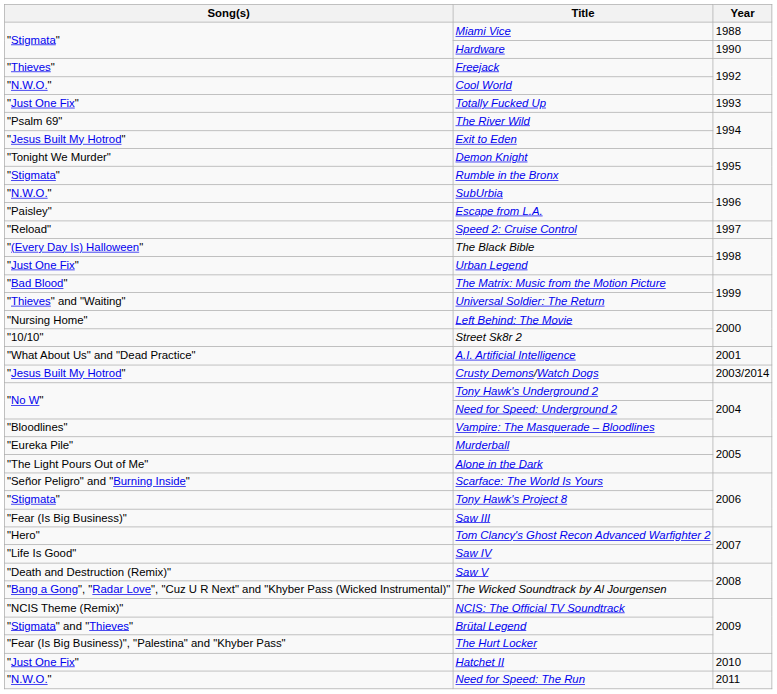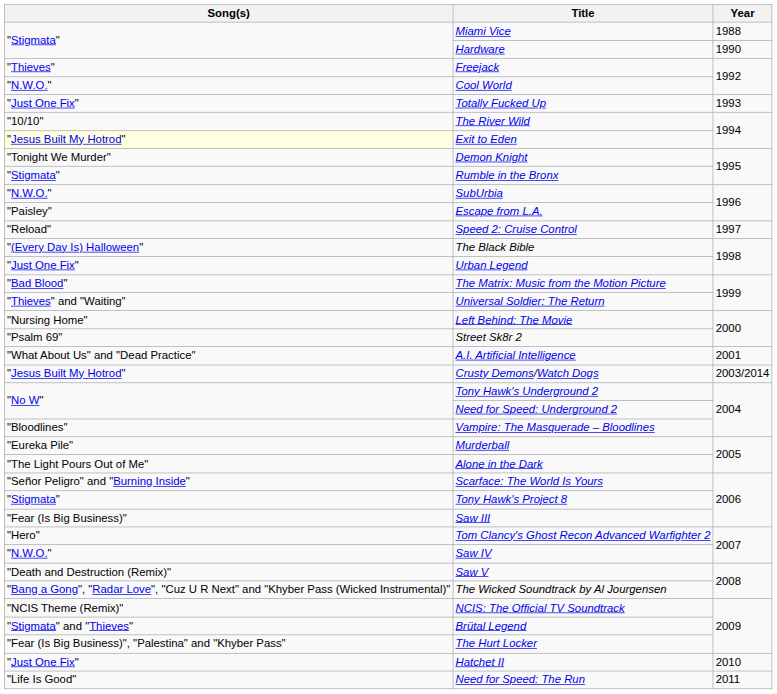(35, 121) "Psalm 69" -> (25, 121) "10/10"
(66, 139) no background -> (66, 139) lightyellow background
(25, 337) "10/10" -> (35, 337) "Psalm 69"
(42, 553) "Life Is Good" -> (29, 553) "N.W.O."
(29, 680) "N.W.O." -> (42, 680) "Life Is Good"
